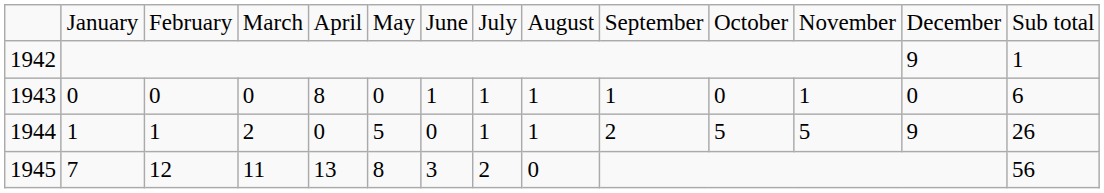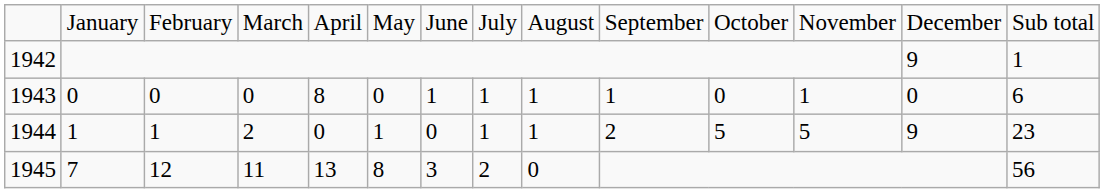(379, 132) 5 -> (379, 132) 1
(1023, 132) 26 -> (1023, 132) 23
